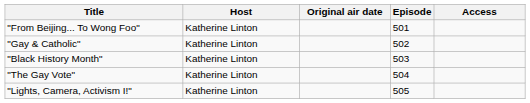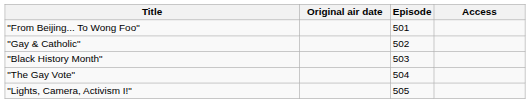- column: (241, 12)
